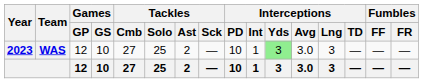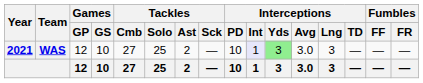(20, 50) 2023 -> (20, 50) 2021
(256, 50) no background -> (256, 50) lavender background
